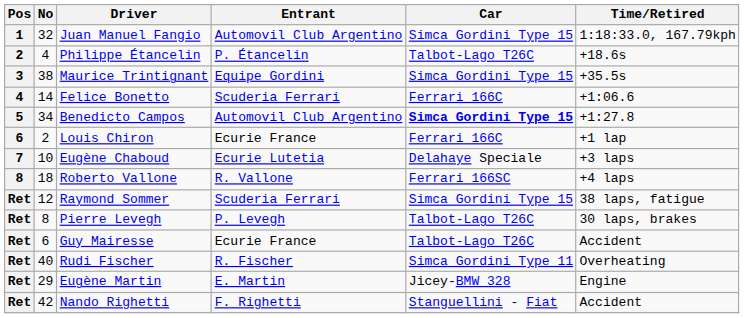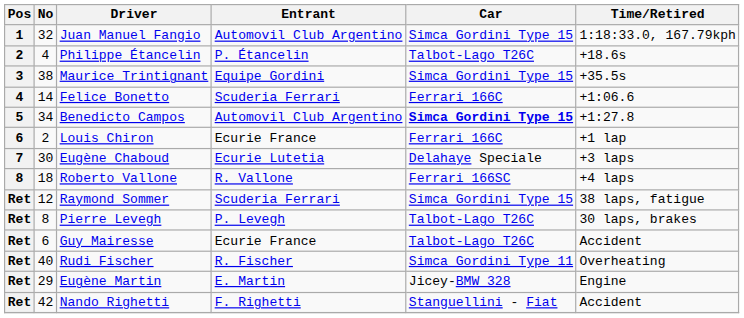(45, 159) 10 -> (45, 159) 30
